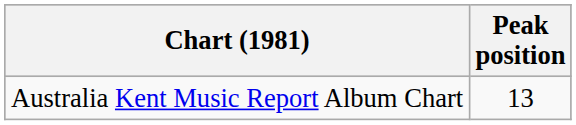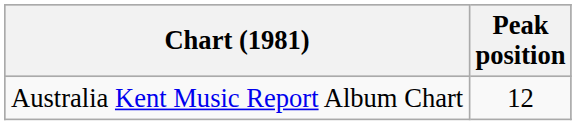(520, 97) 13 -> (520, 97) 12
